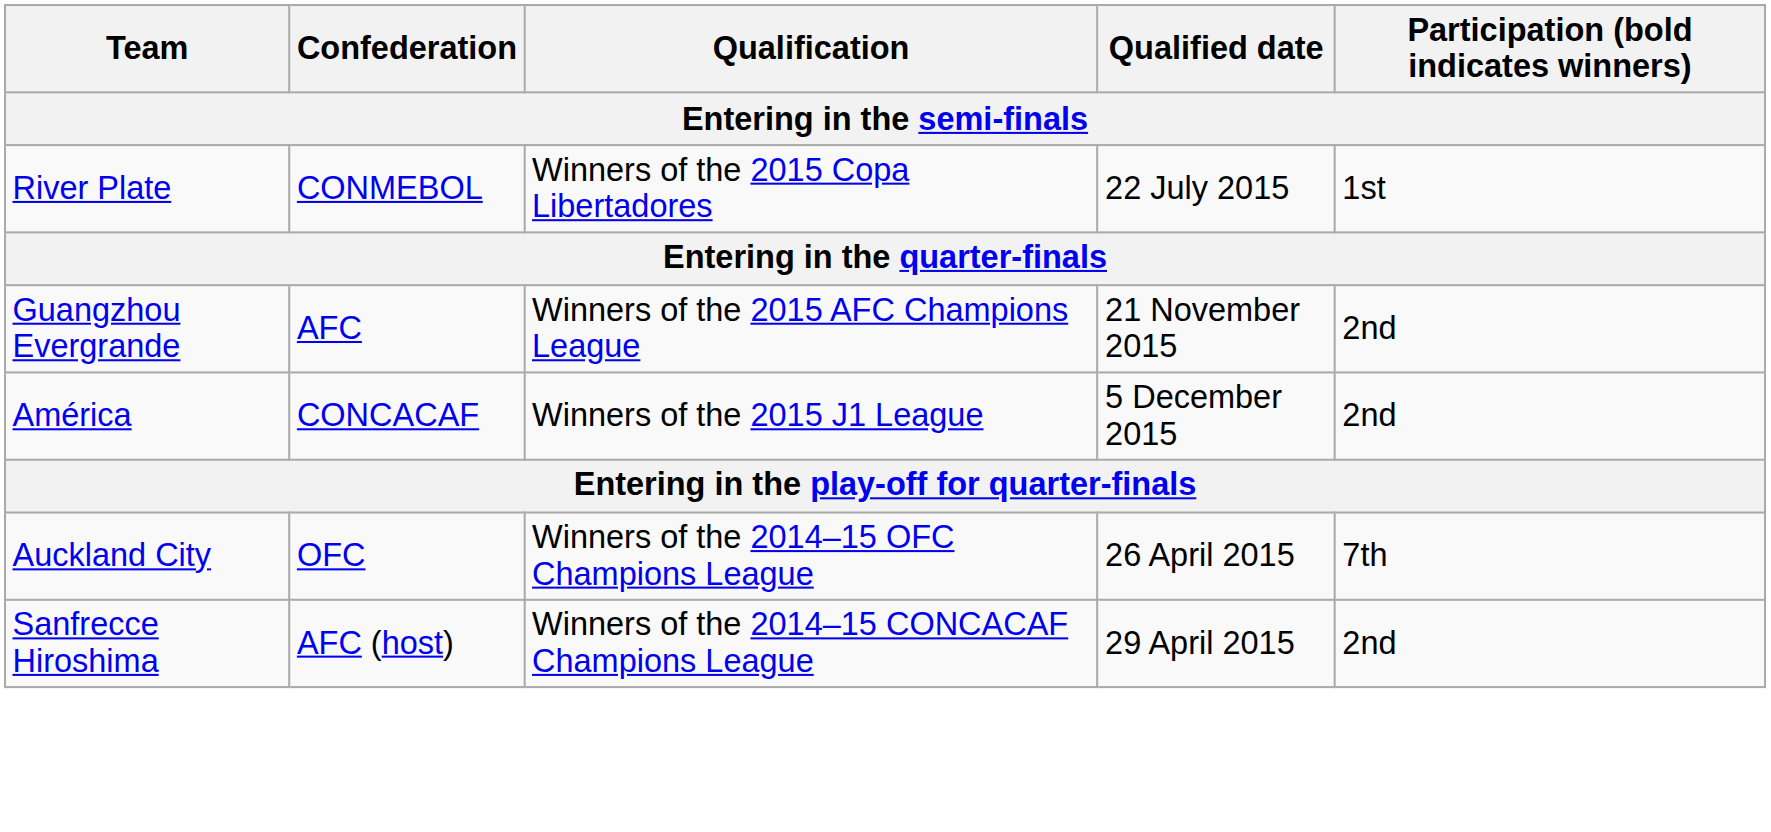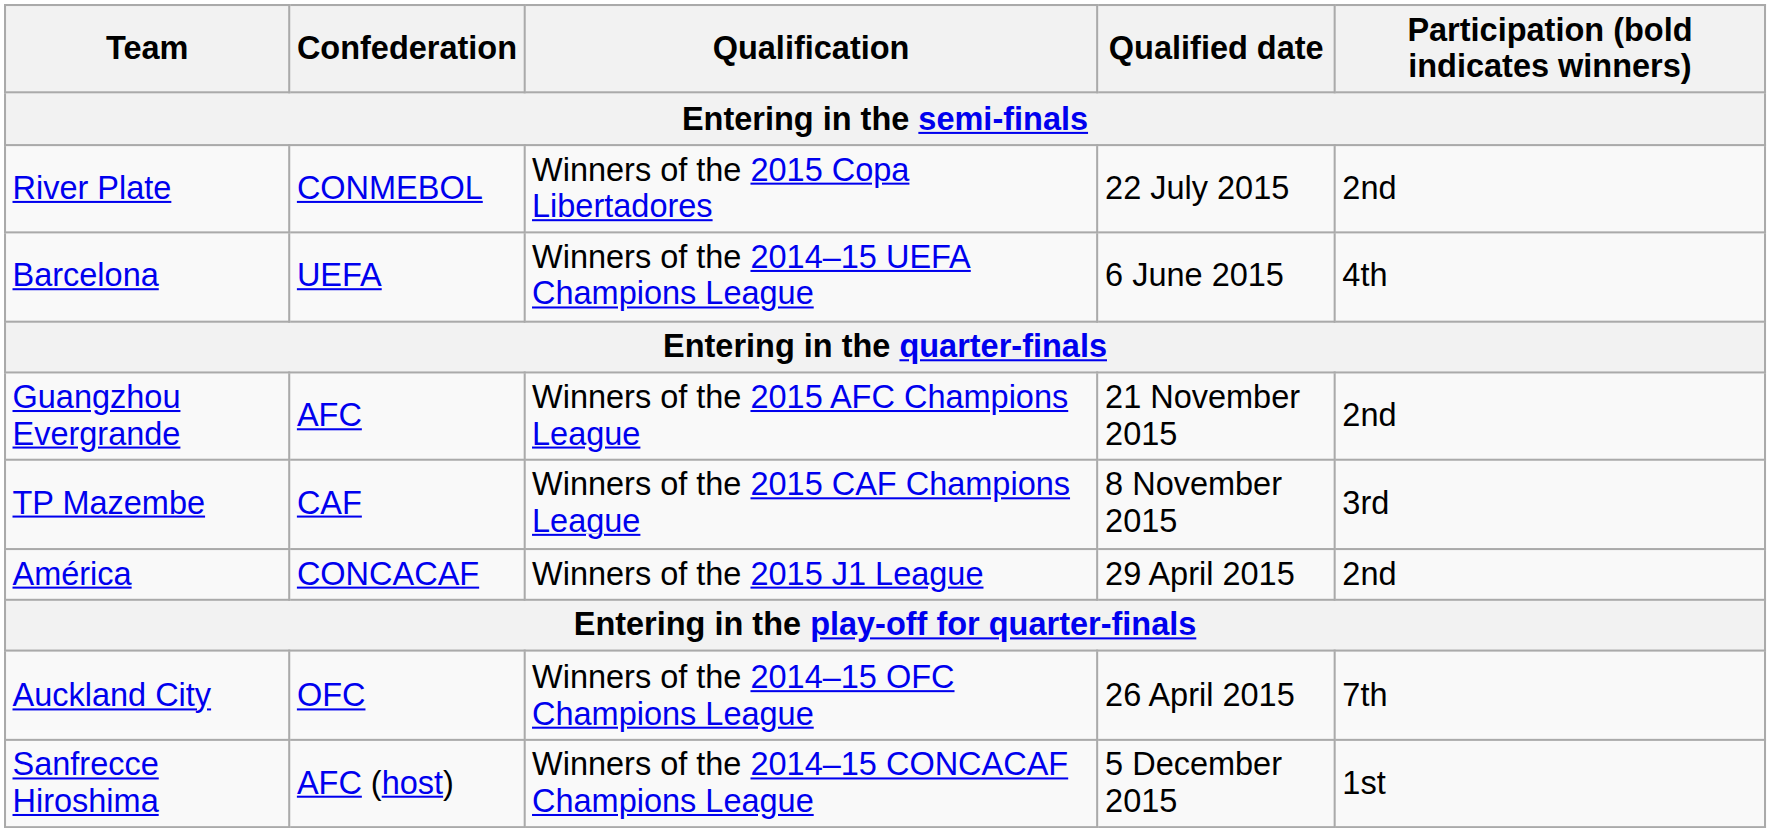(1364, 188) 1st -> (1369, 188) 2nd
+ row: (86, 276)
+ row: (109, 503)
(1194, 415) 5 December 2015 -> (1200, 573) 29 April 2015
(1200, 643) 29 April 2015 -> (1194, 782) 5 December 2015
(1369, 643) 2nd -> (1364, 782) 1st
